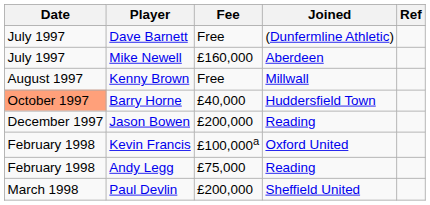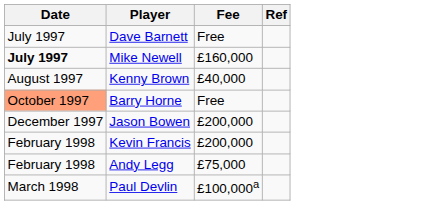- column: (330, 15)
(36, 57) normal -> (38, 57) bold
(211, 79) Free -> (221, 79) £40,000
(221, 100) £40,000 -> (211, 100) Free
(228, 144) £100,000a -> (225, 143) £200,000
(225, 189) £200,000 -> (228, 187) £100,000a
